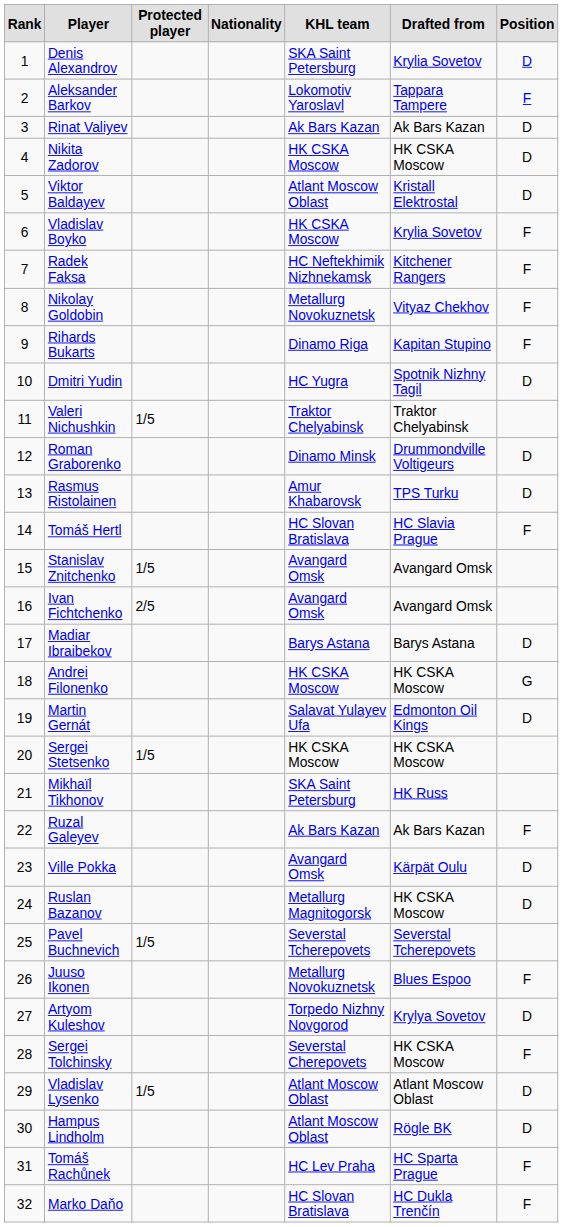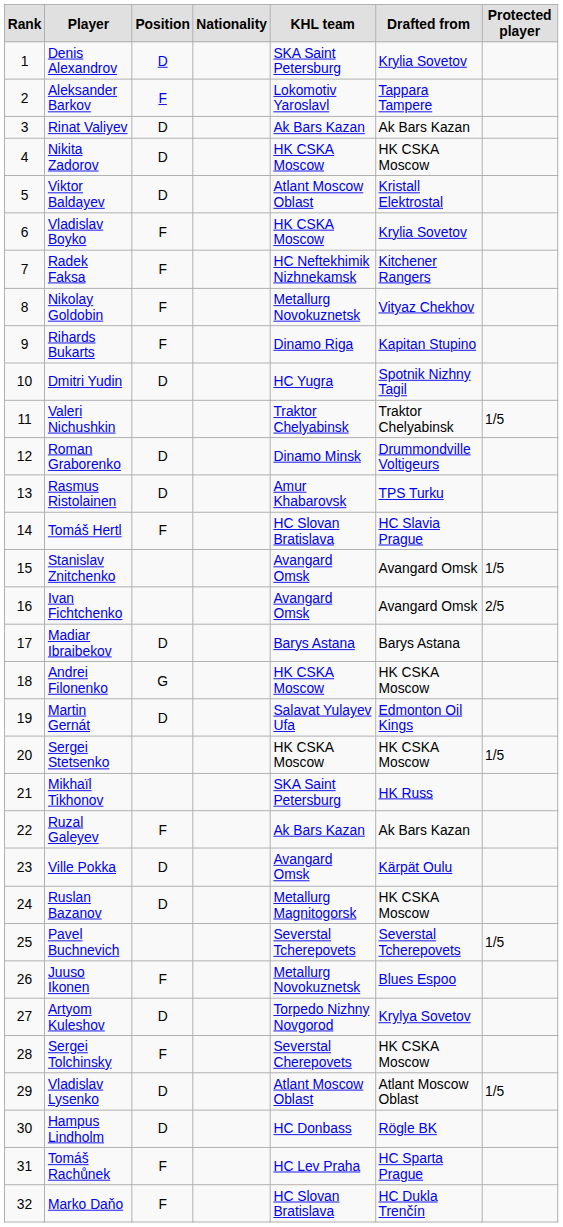columns swapped: (527, 23) <-> (170, 23)
(333, 1129) Atlant Moscow Oblast -> (313, 1129) HC Donbass
